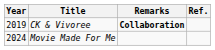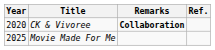(16, 25) 2019 -> (16, 25) 2020
(16, 38) 2024 -> (16, 38) 2025
